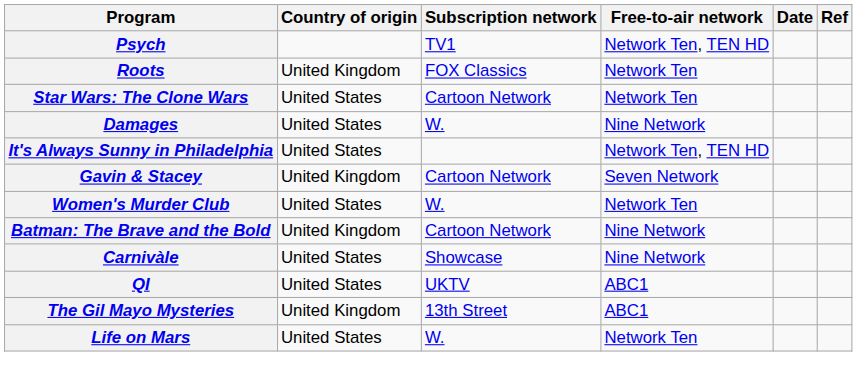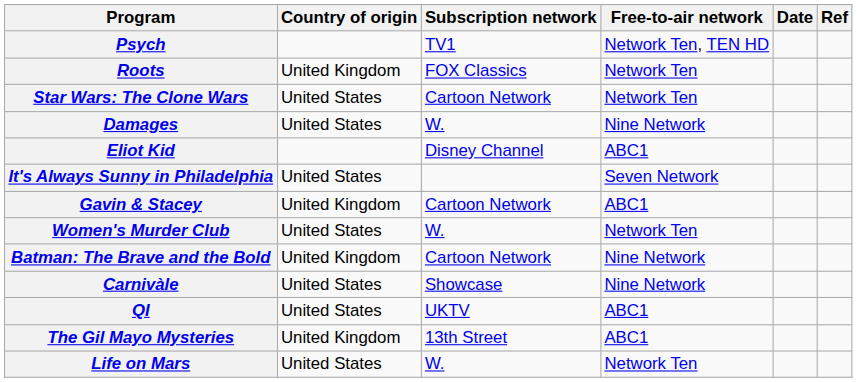+ row: (141, 151)
(687, 151) Network Ten, TEN HD -> (661, 177) Seven Network
(661, 177) Seven Network -> (626, 204) ABC1
